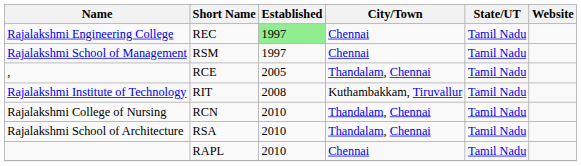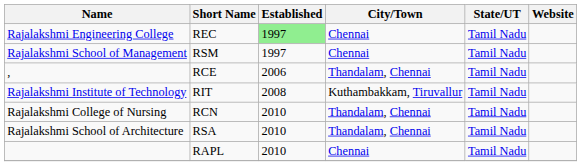(274, 72) 2005 -> (274, 72) 2006
